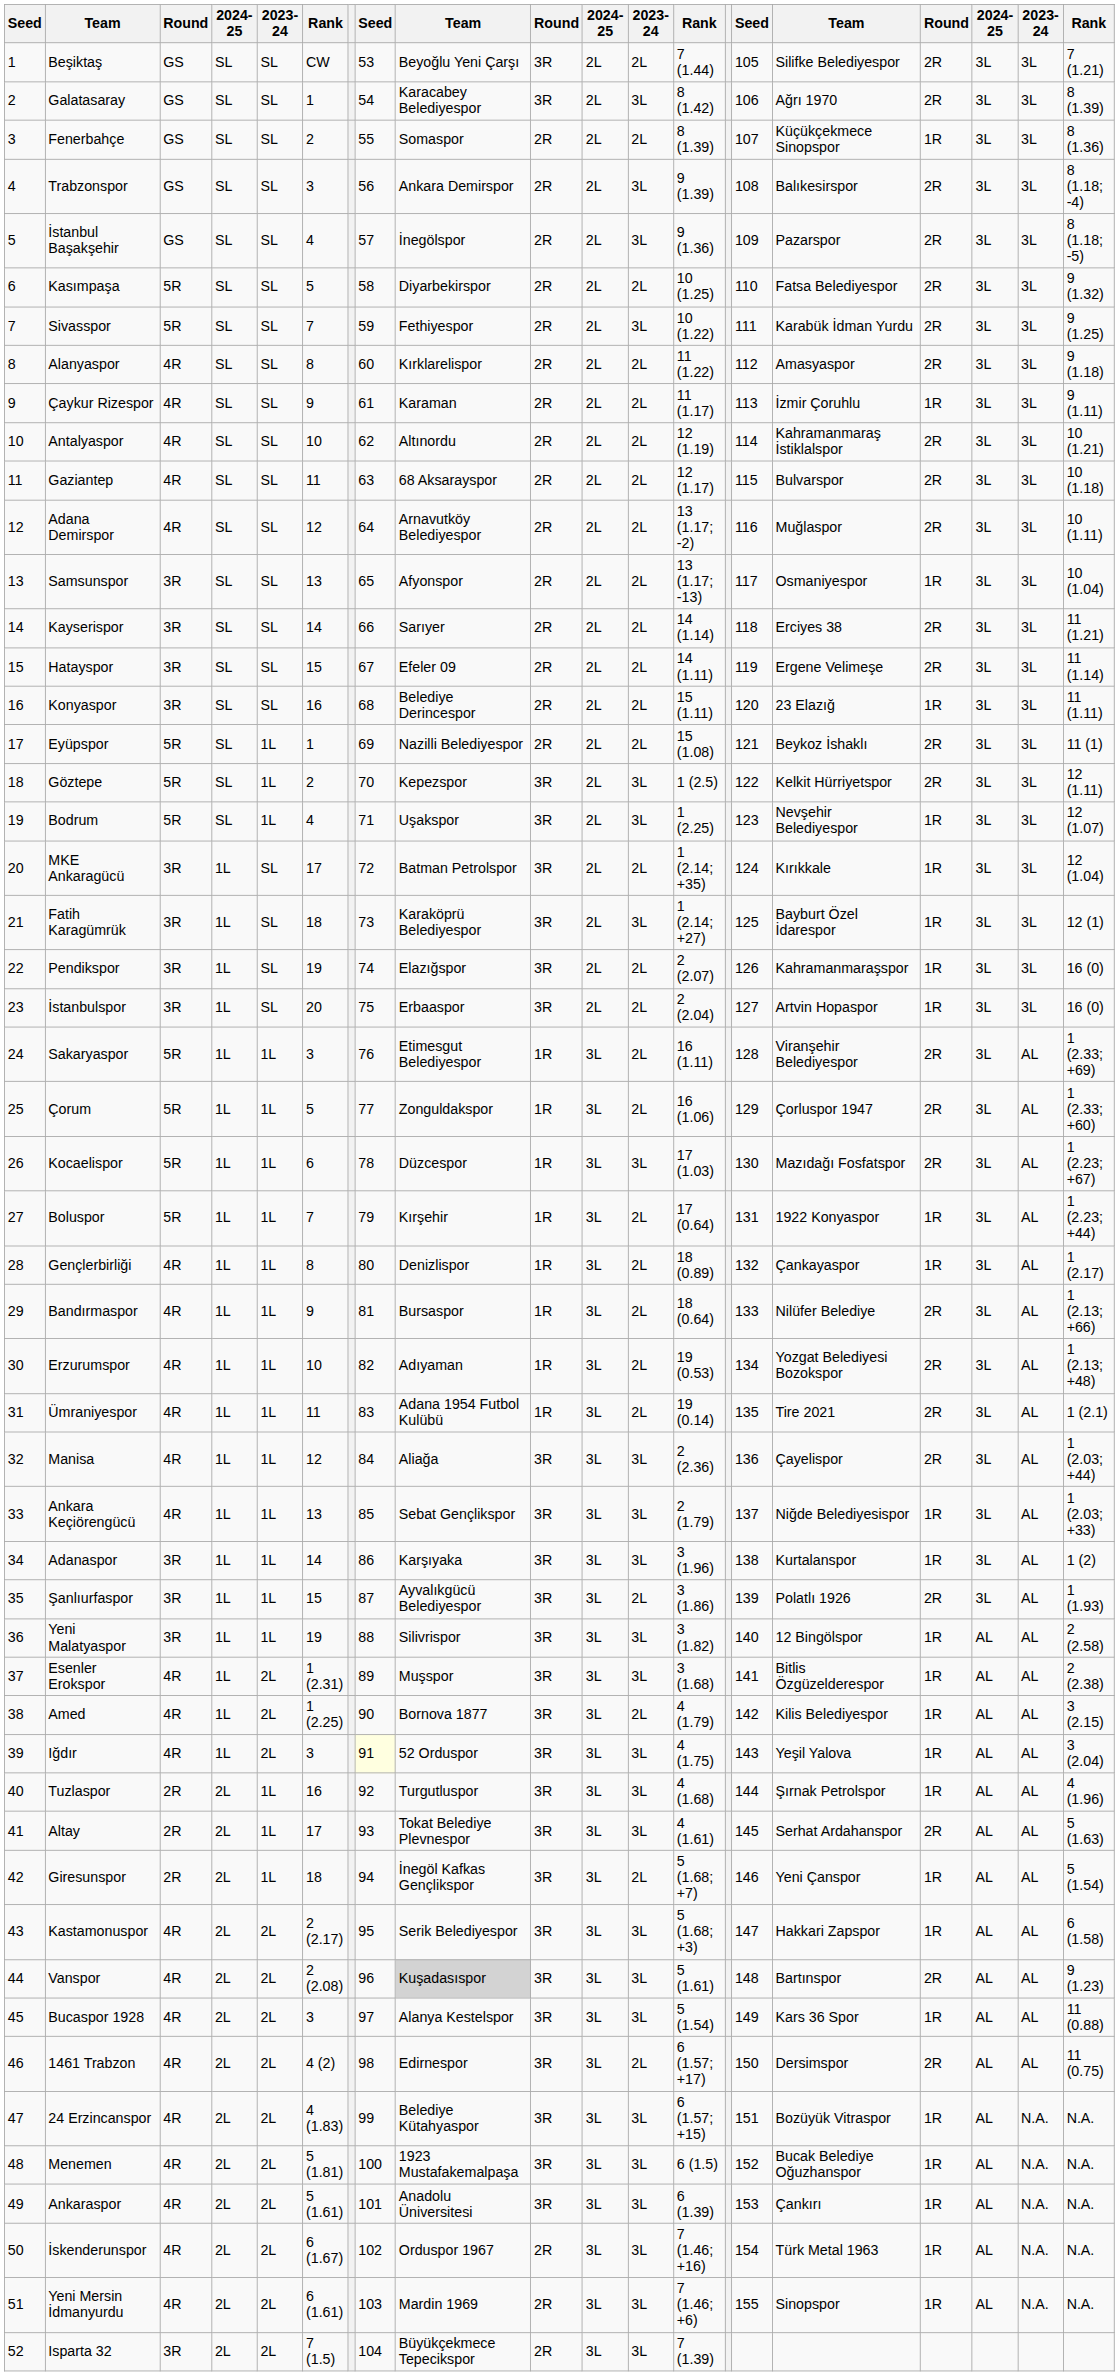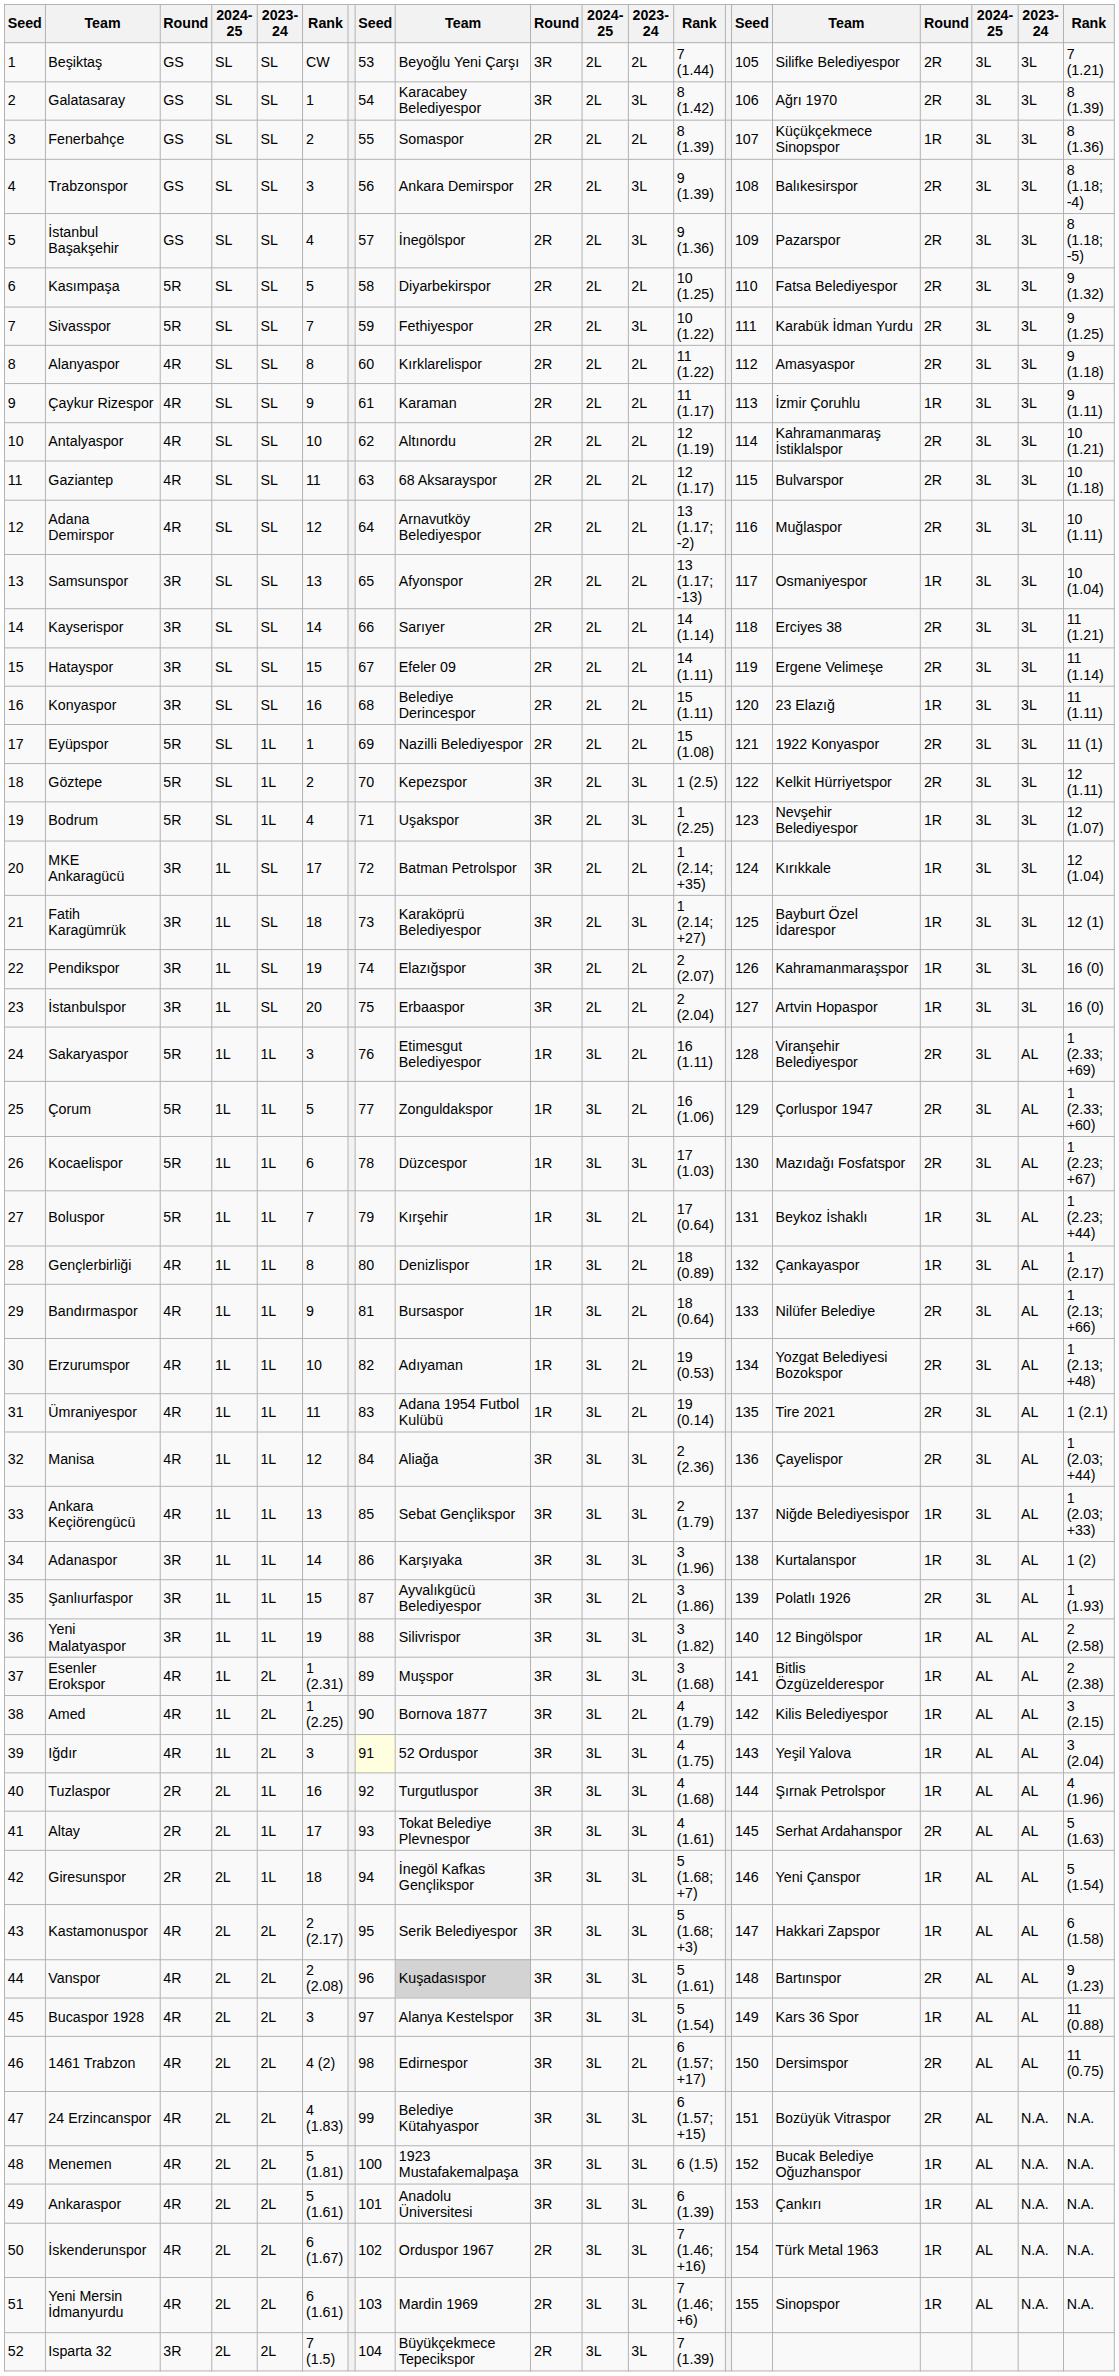(821, 744) Beykoz İshaklı -> (827, 744) 1922 Konyaspor
(827, 1218) 1922 Konyaspor -> (821, 1218) Beykoz İshaklı
(639, 1877) 2L -> (639, 1877) 3L
(933, 2118) 1R -> (933, 2118) 2R
